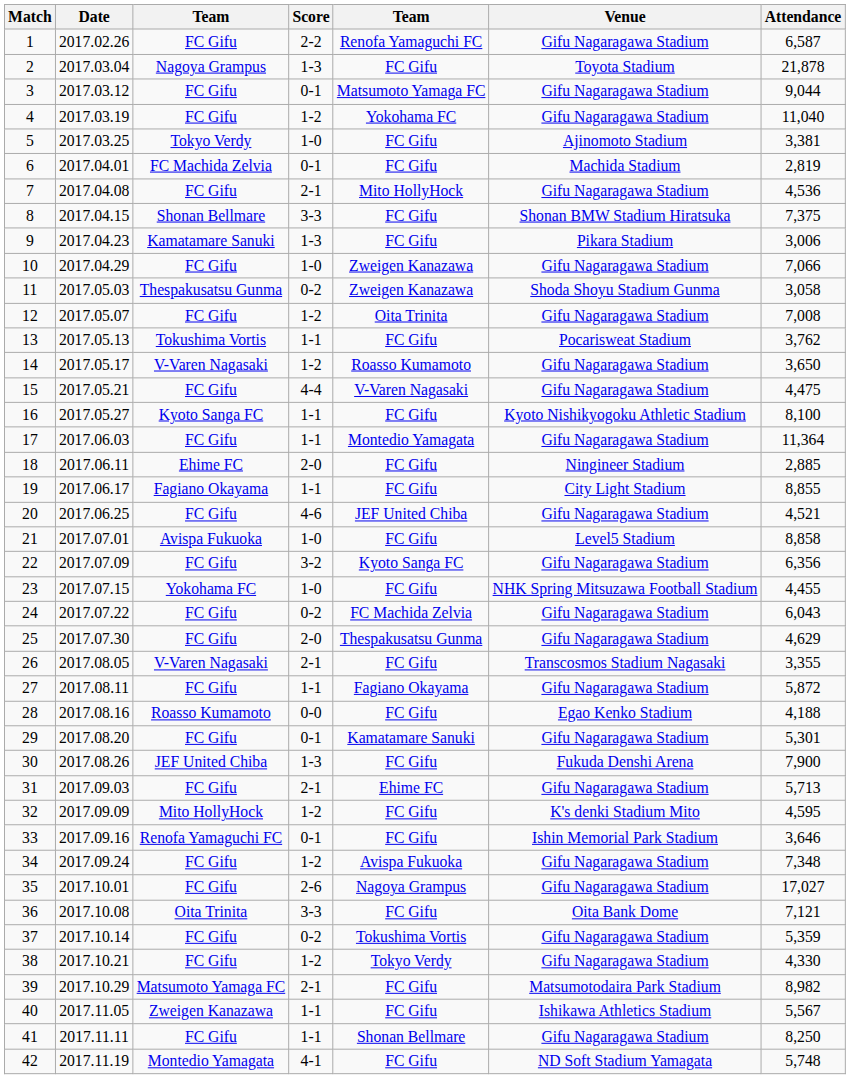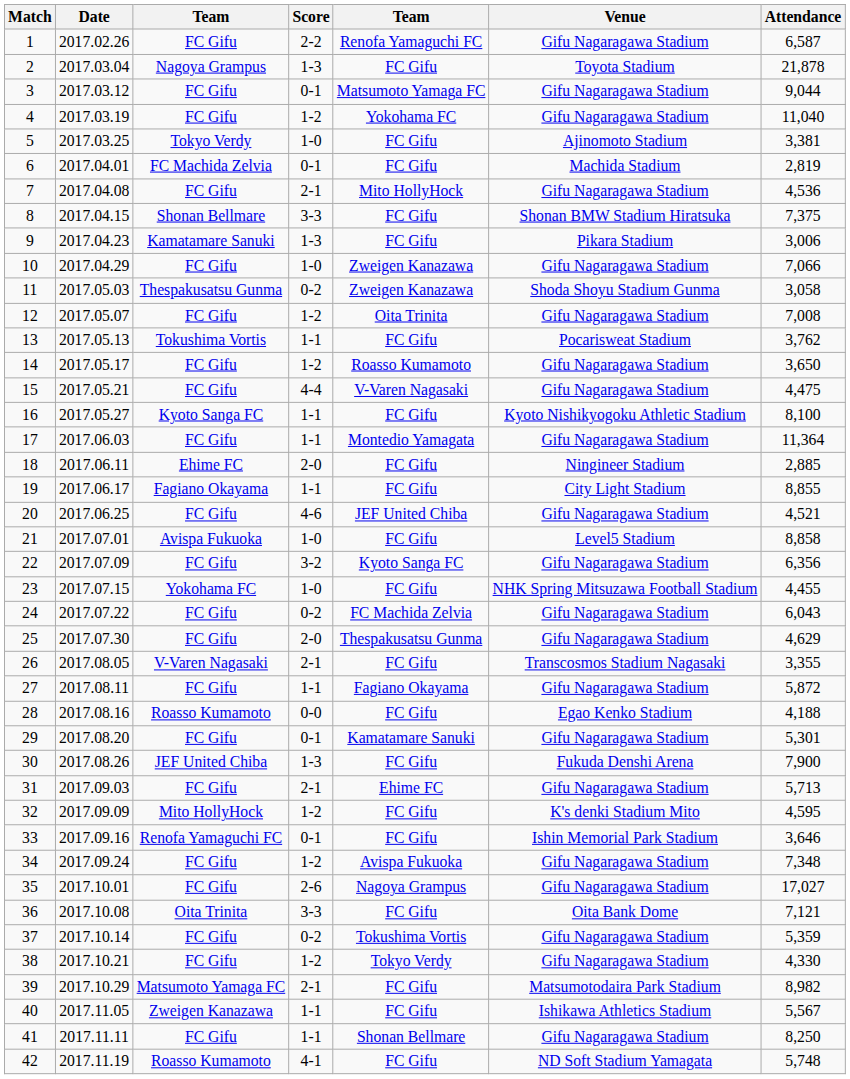(211, 365) V-Varen Nagasaki -> (211, 365) FC Gifu
(211, 1061) Montedio Yamagata -> (211, 1061) Roasso Kumamoto
